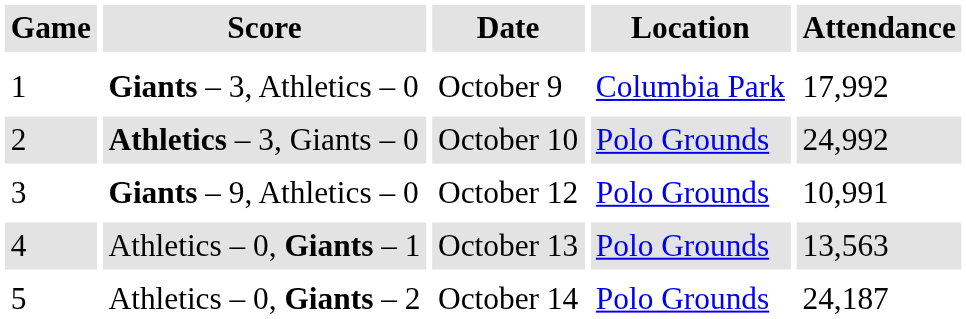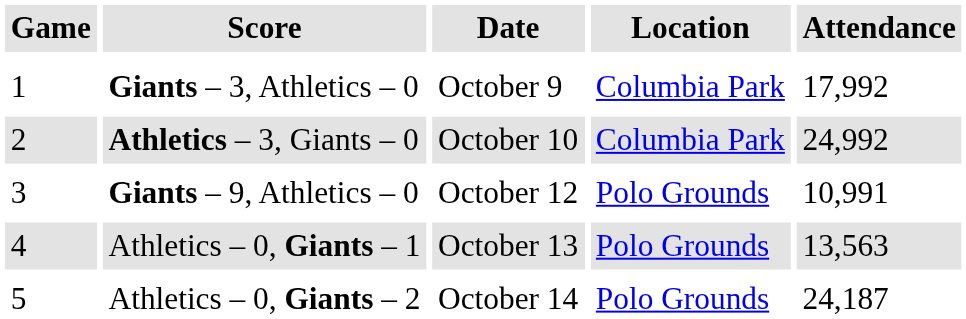(683, 139) Polo Grounds -> (690, 139) Columbia Park
